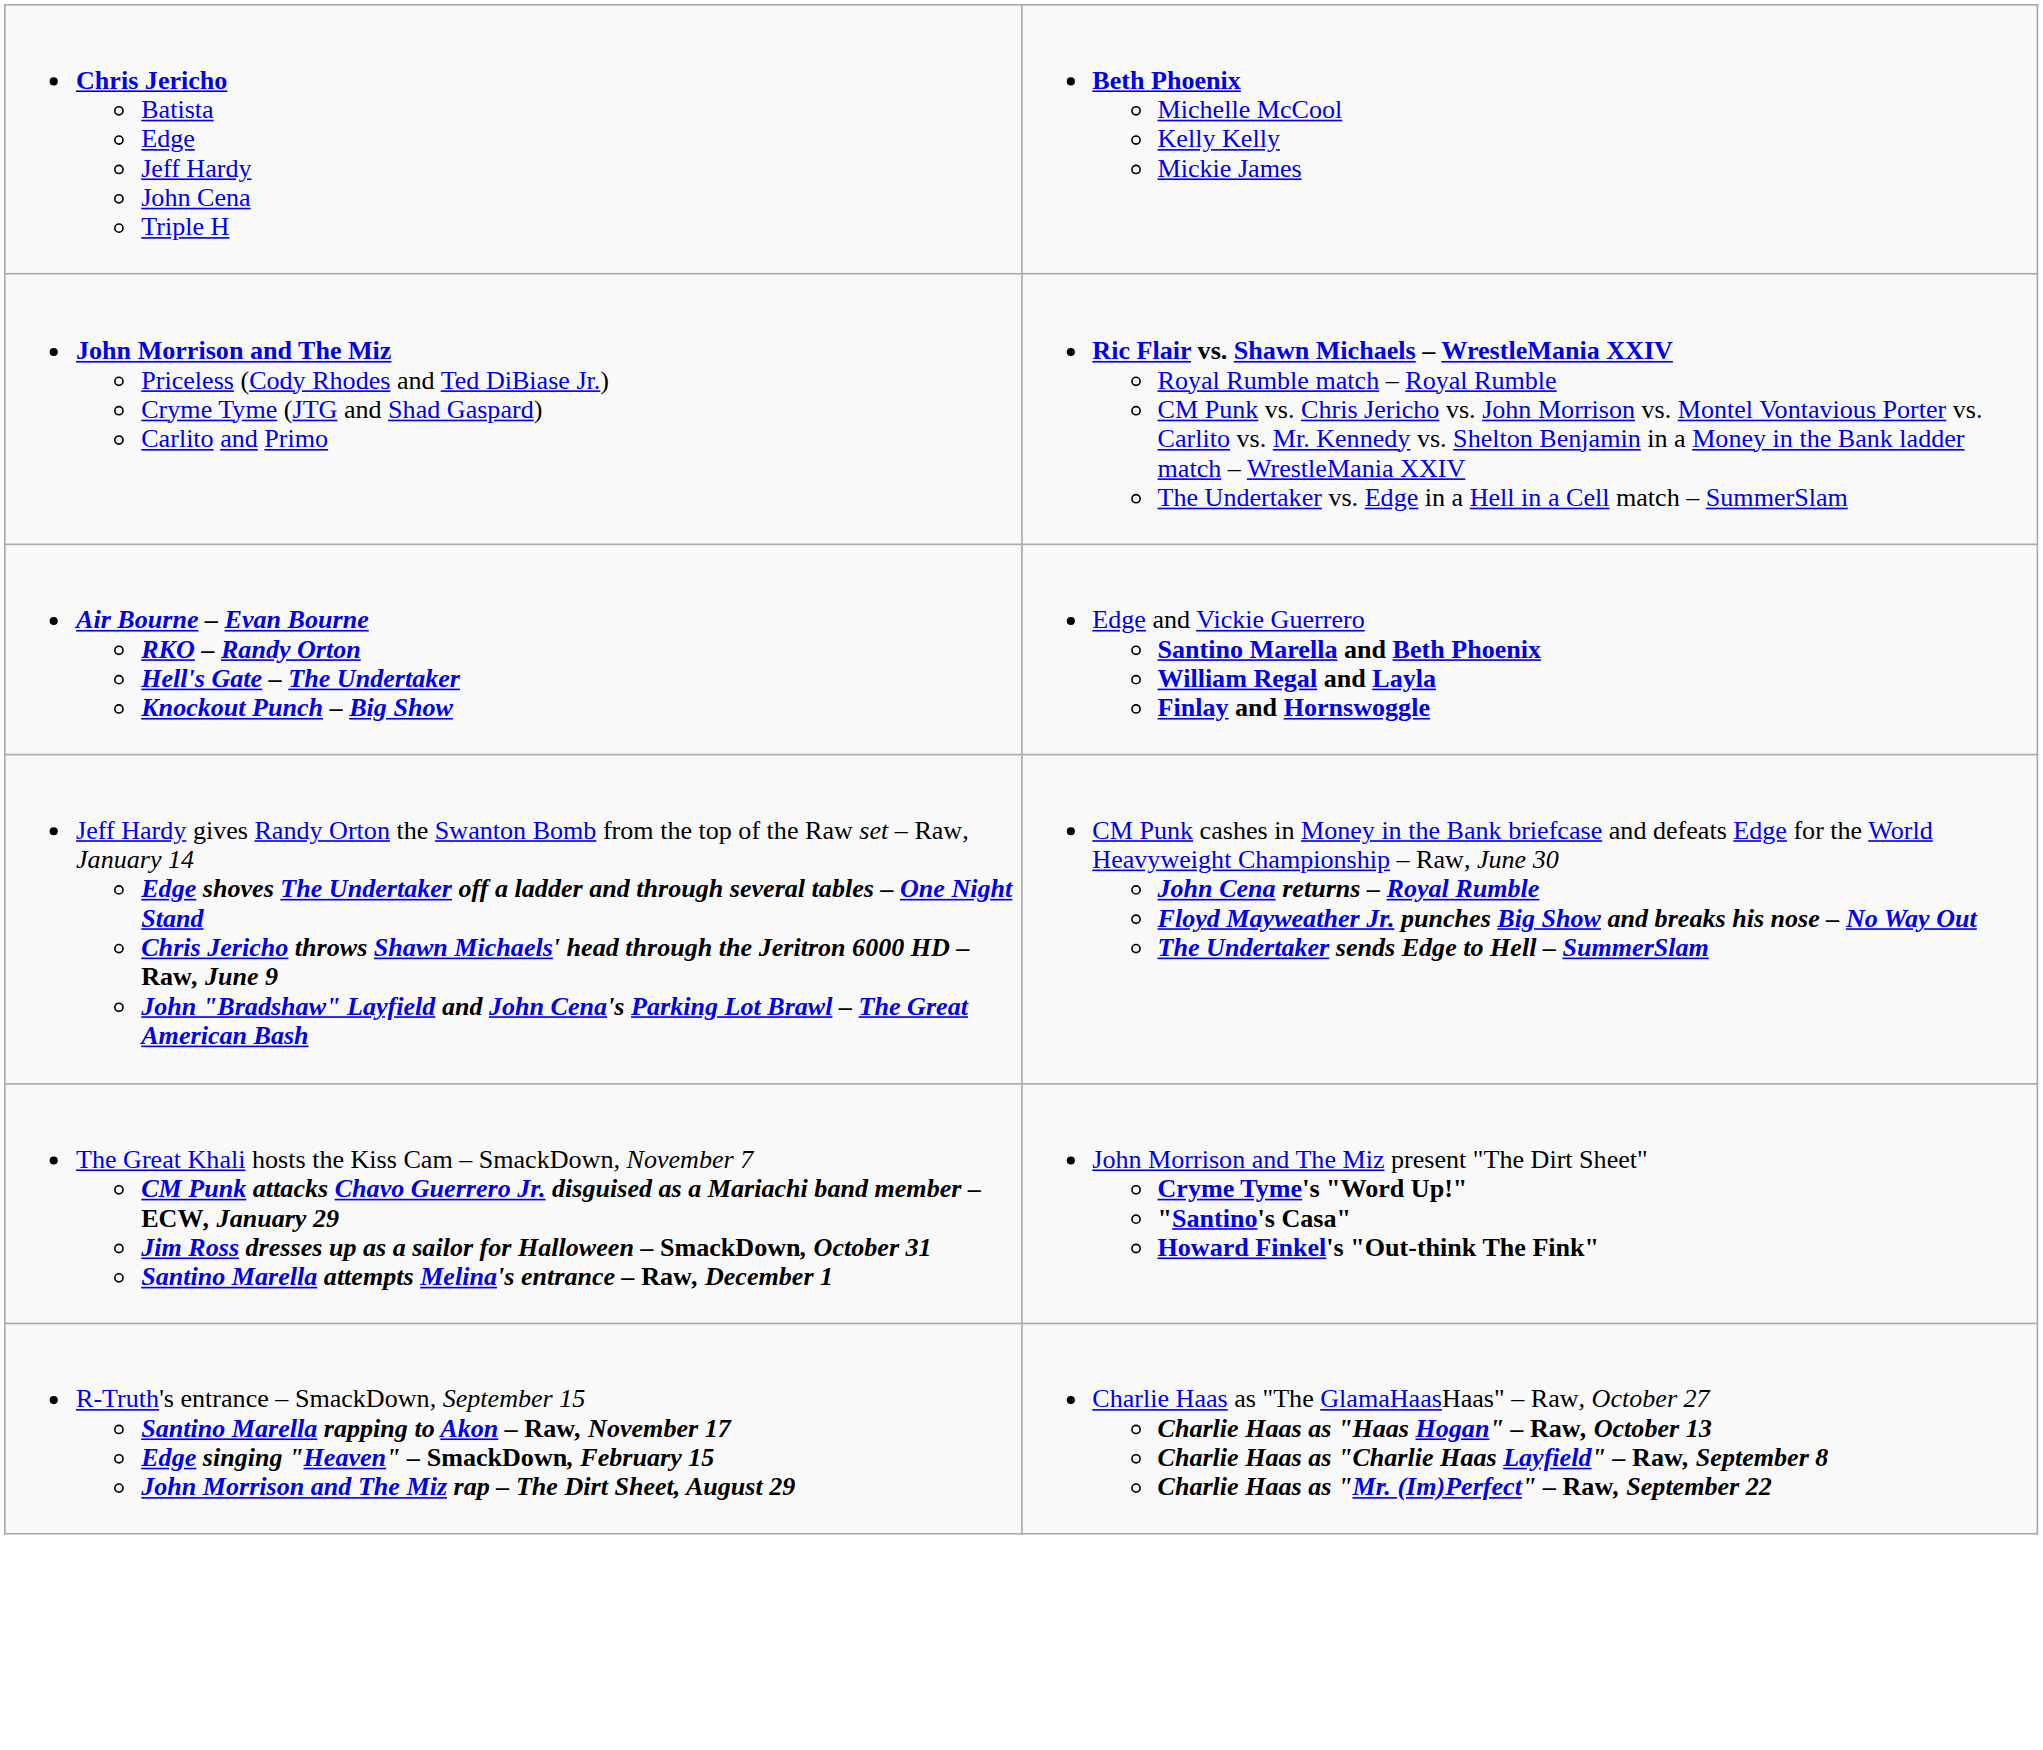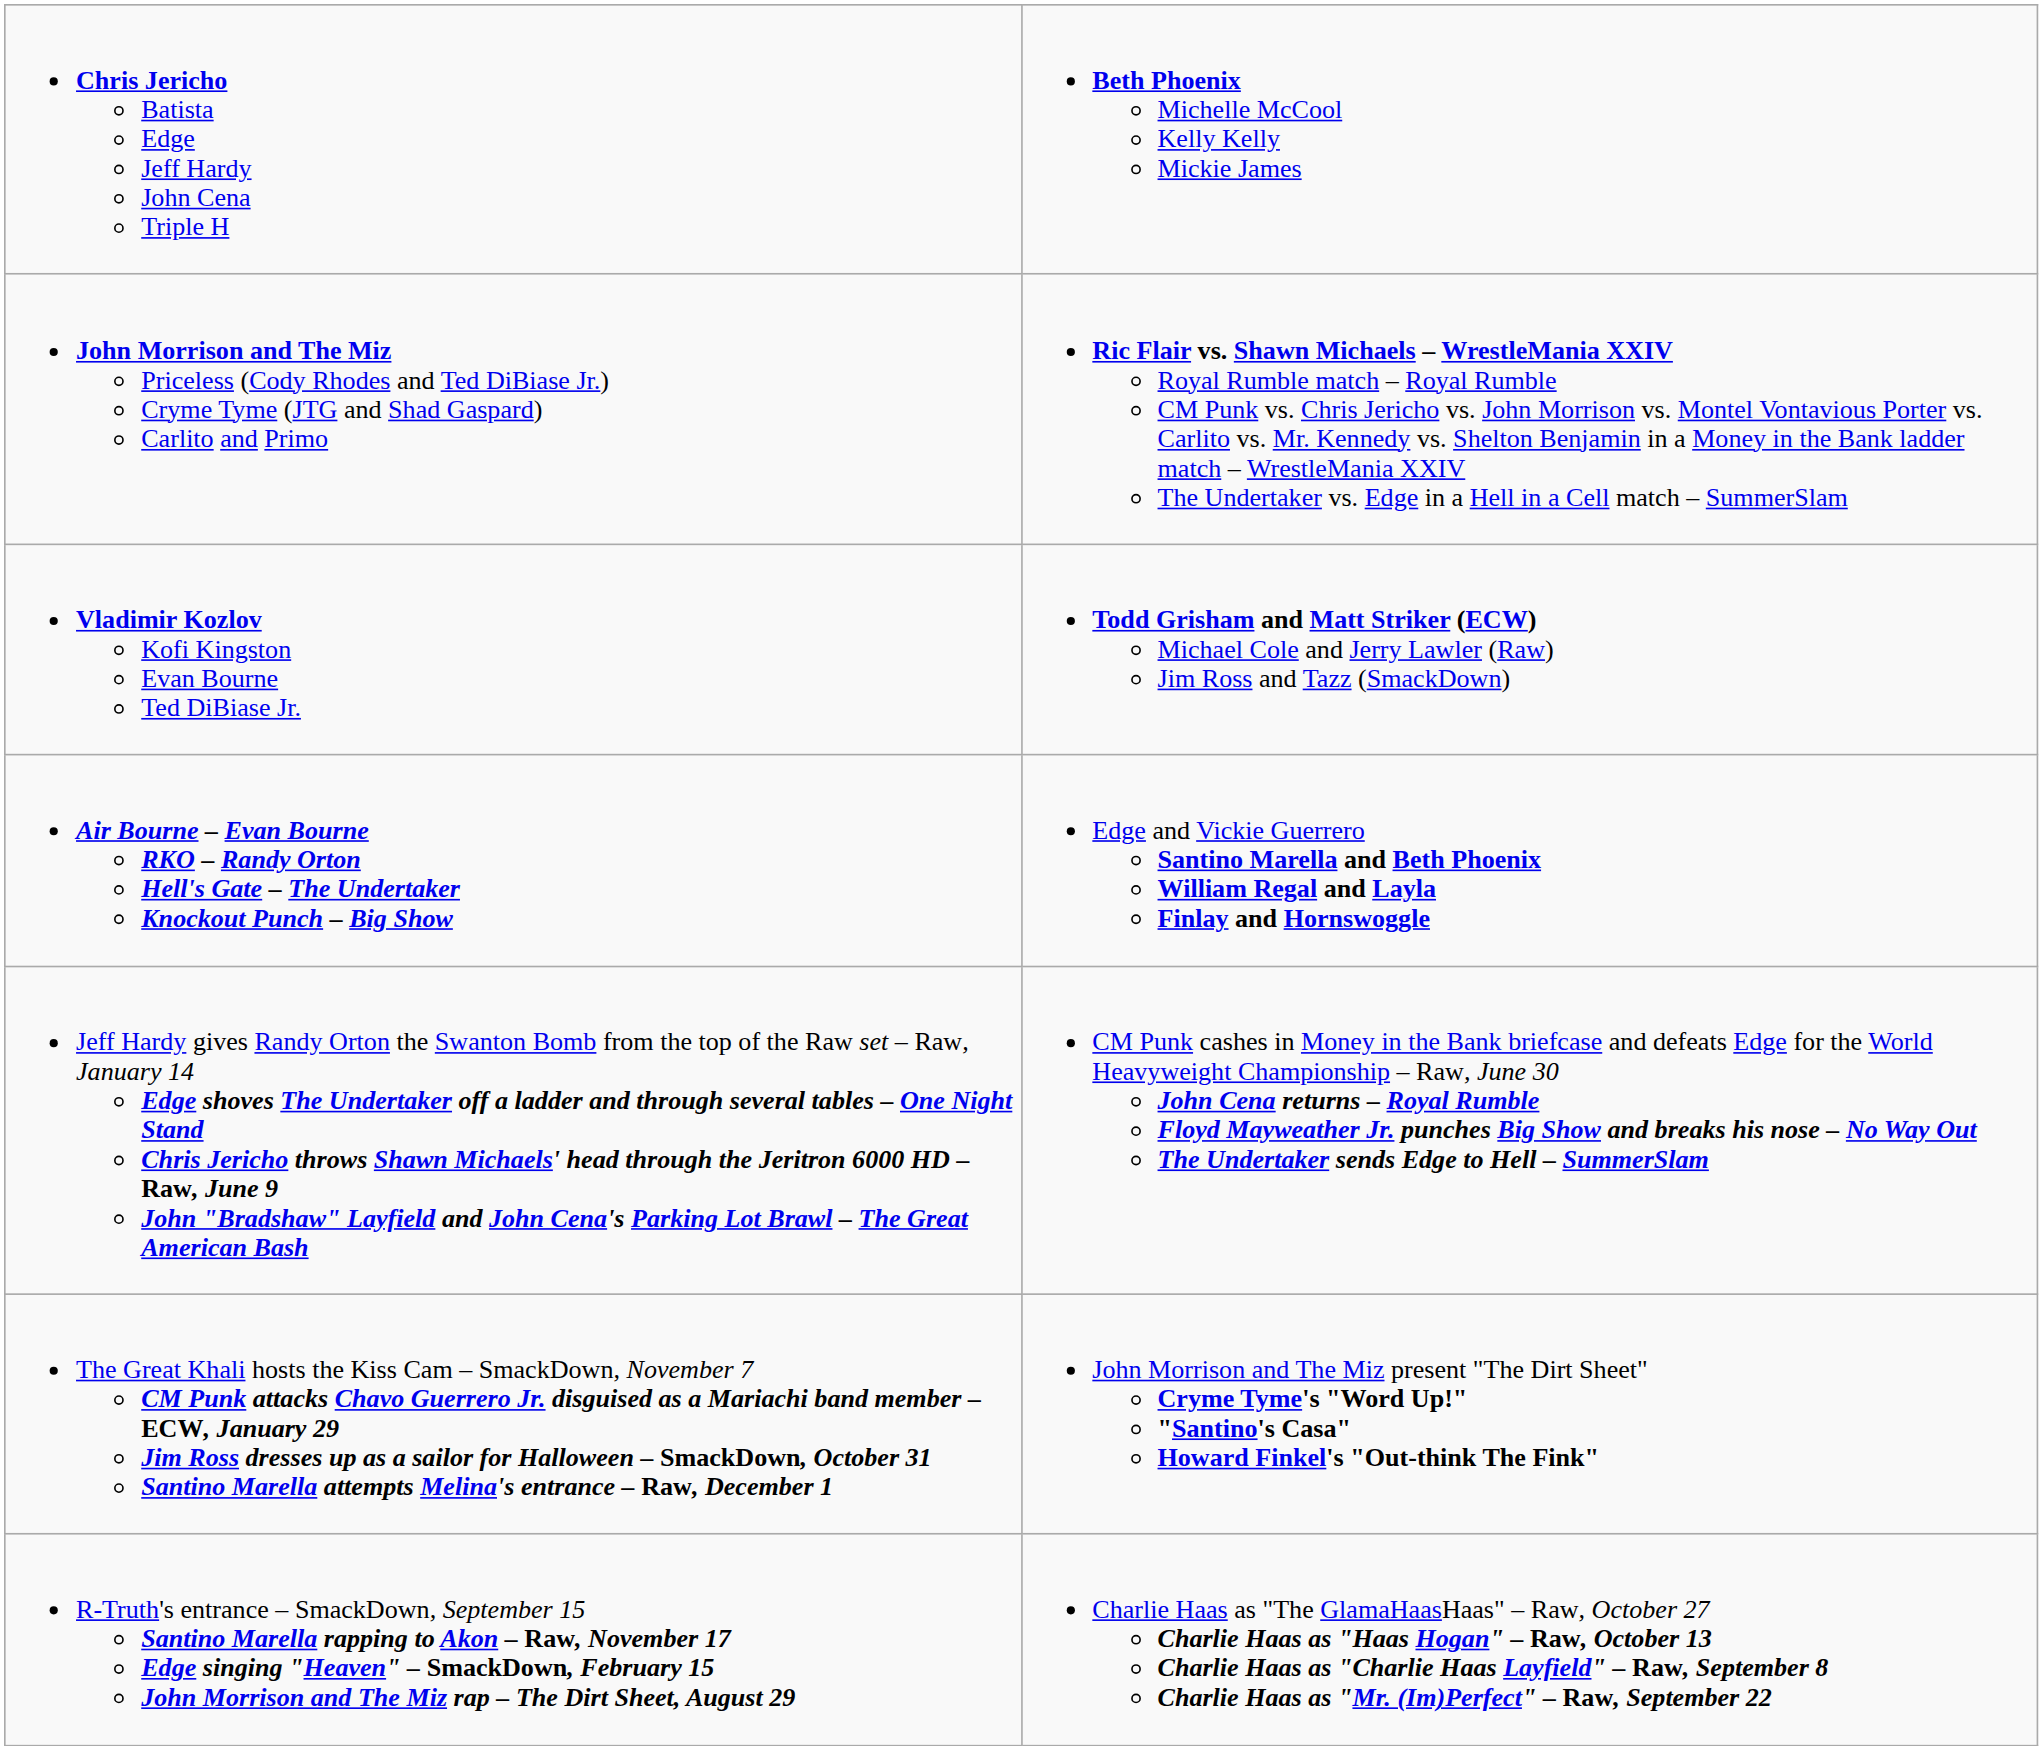+ row: (513, 664)
